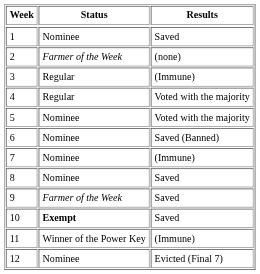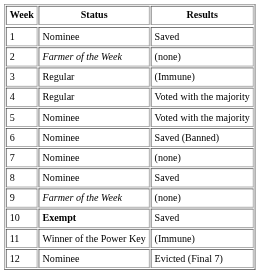(175, 157) (Immune) -> (168, 157) (none)
(167, 198) Saved -> (168, 198) (none)
